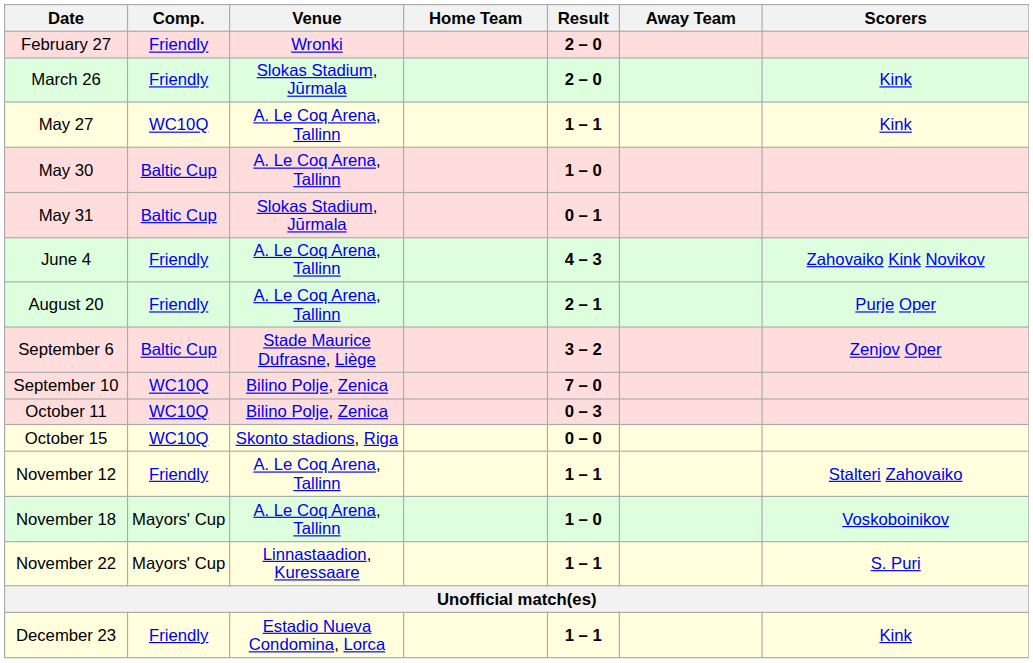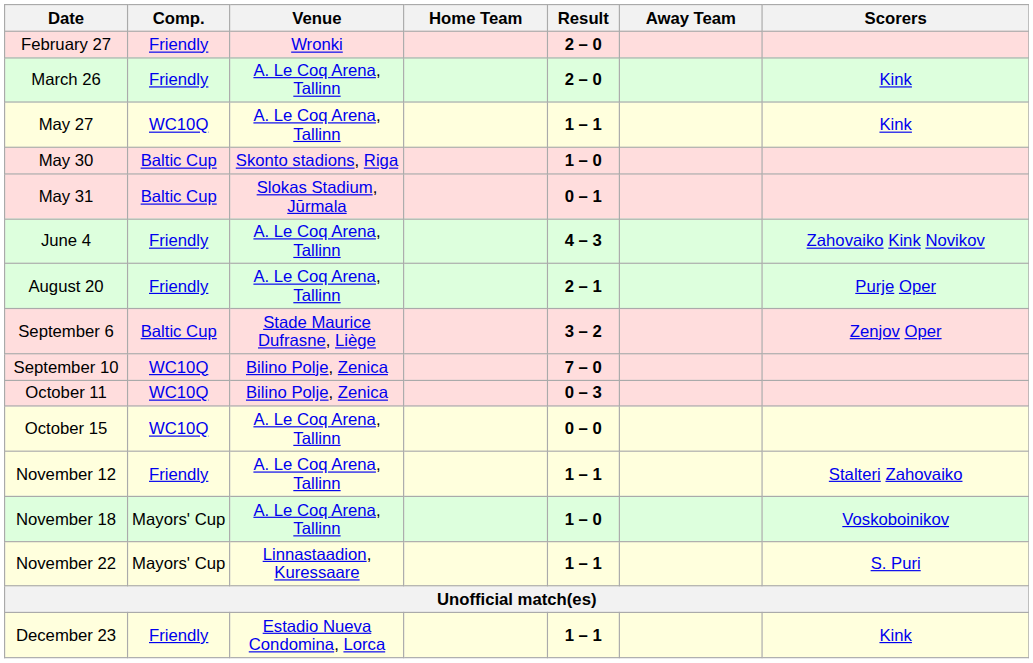(317, 80) Slokas Stadium, Jūrmala -> (317, 80) A. Le Coq Arena, Tallinn
(317, 170) A. Le Coq Arena, Tallinn -> (317, 161) Skonto stadions, Riga
(317, 438) Skonto stadions, Riga -> (317, 429) A. Le Coq Arena, Tallinn
